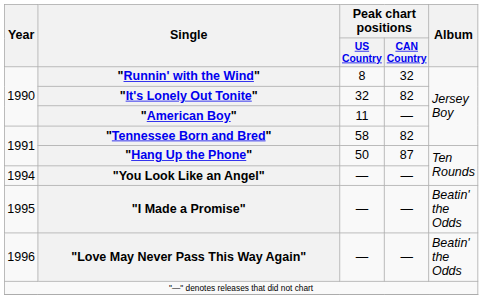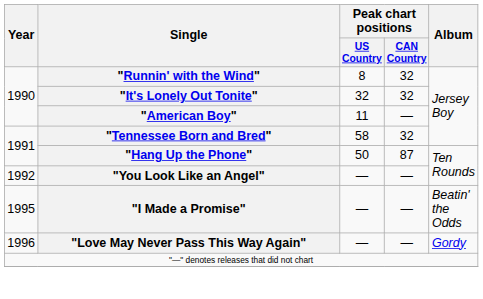(407, 96) 82 -> (407, 96) 32
(407, 135) 82 -> (407, 135) 32
(21, 175) 1994 -> (21, 175) 1992
(451, 257) Beatin' the Odds -> (449, 243) Gordy
